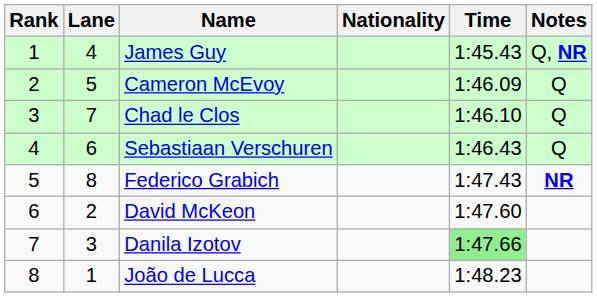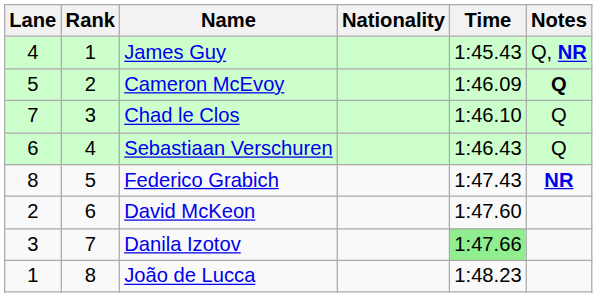columns swapped: (34, 20) <-> (91, 20)
(559, 84) normal -> (559, 84) bold
